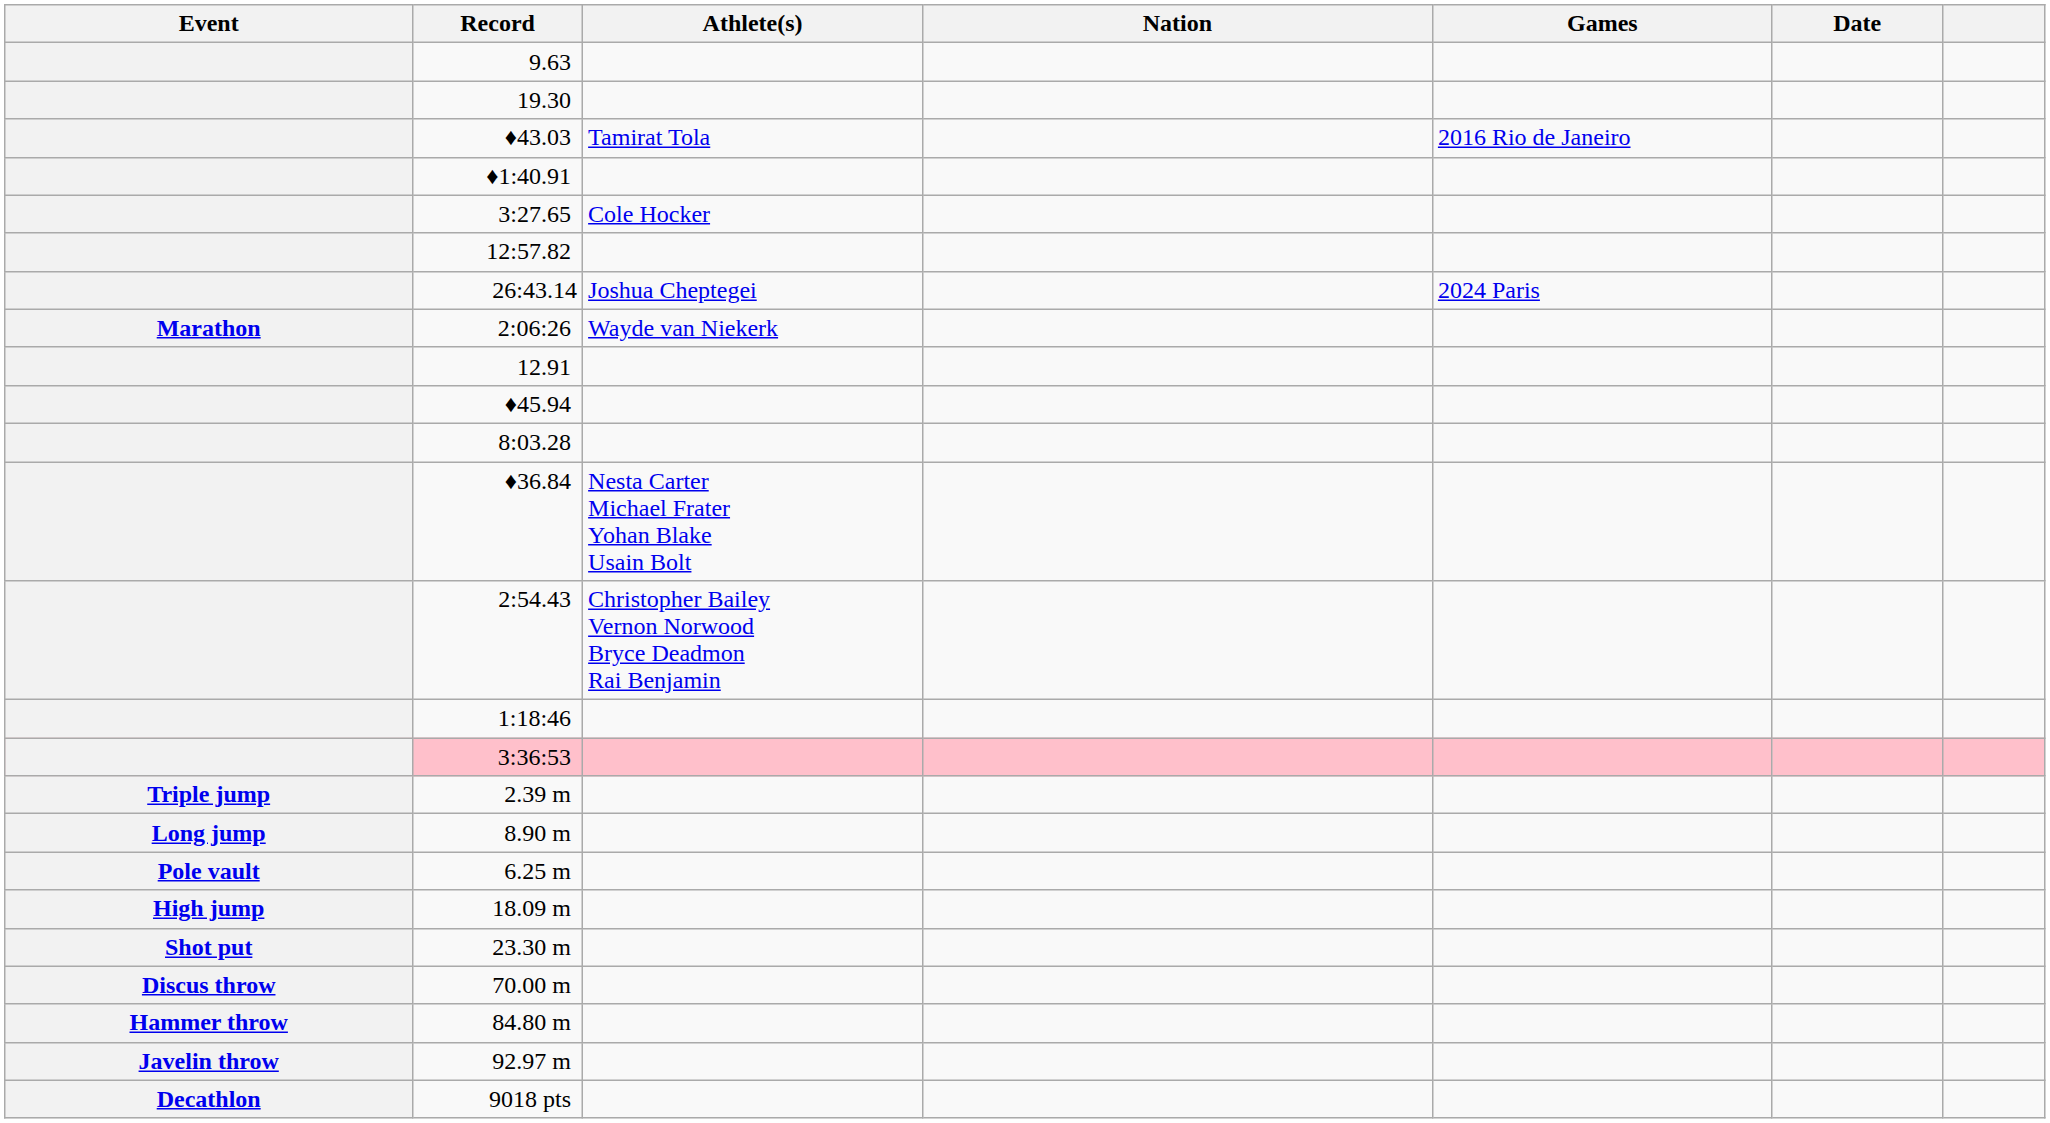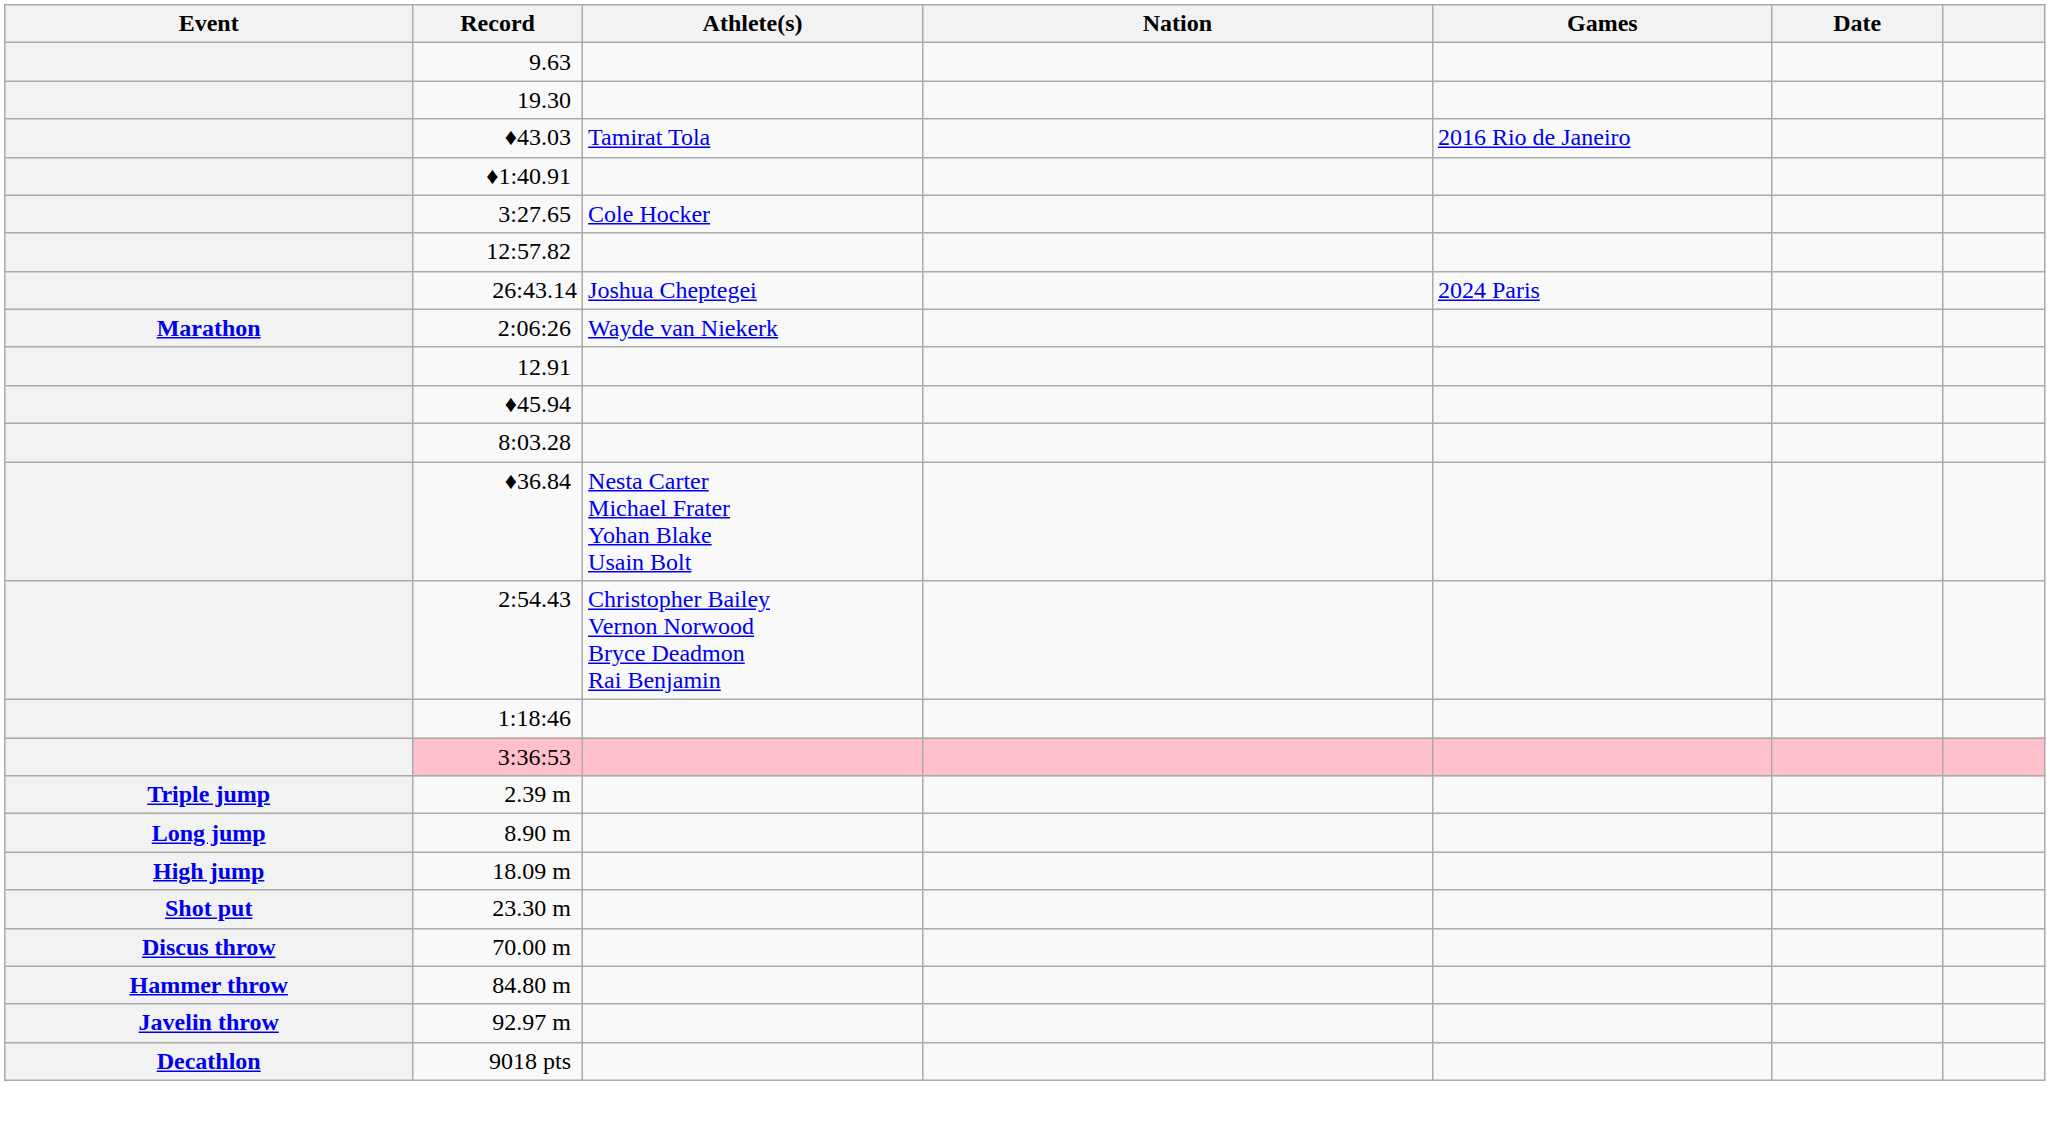- row: (541, 870)
